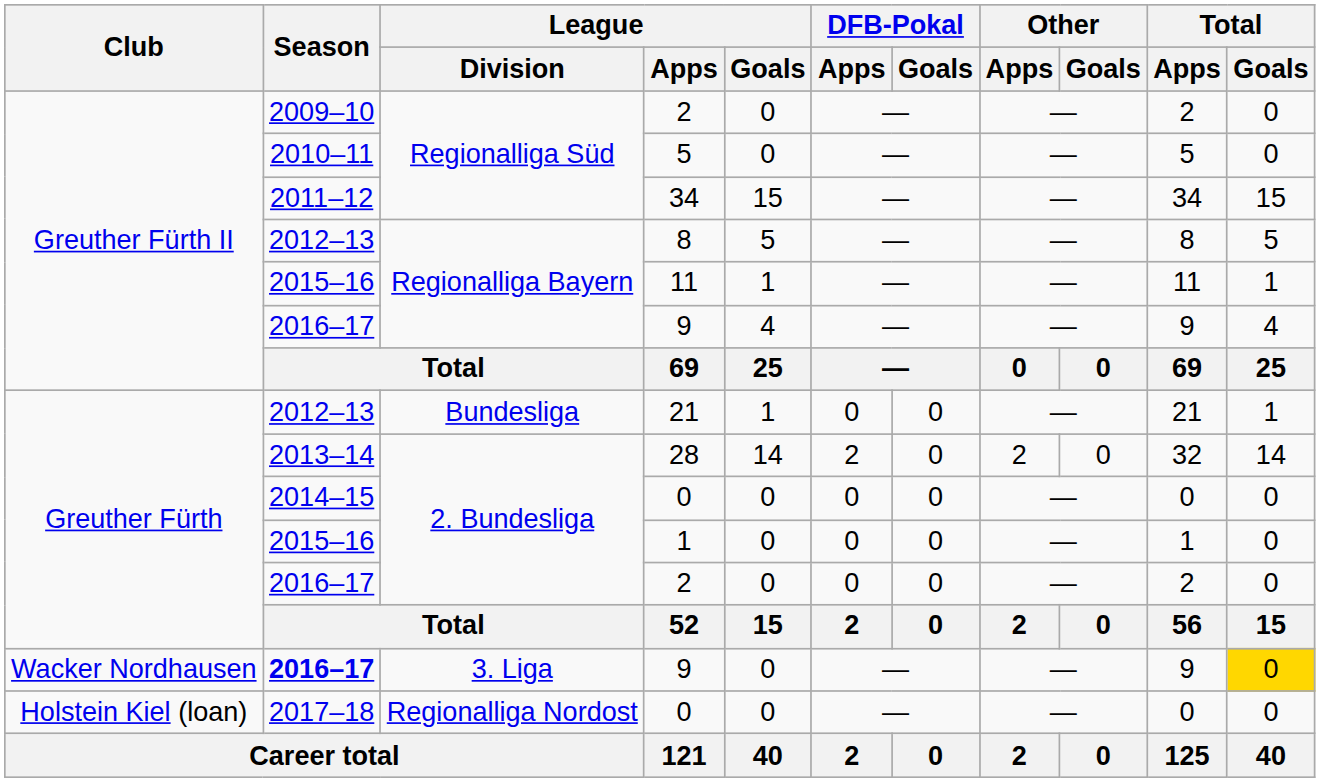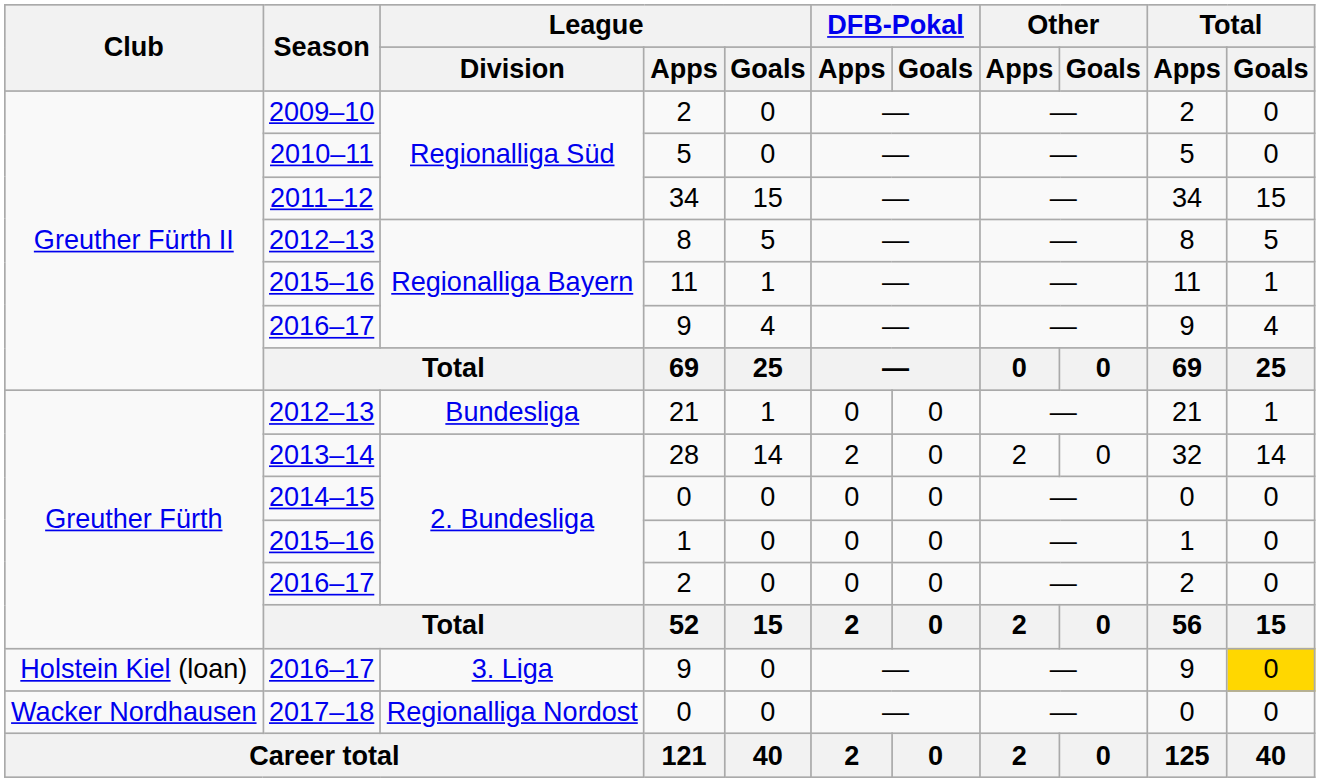(134, 669) Wacker Nordhausen -> (134, 669) Holstein Kiel (loan)
(322, 669) bold -> (322, 669) normal
(134, 712) Holstein Kiel (loan) -> (134, 712) Wacker Nordhausen
